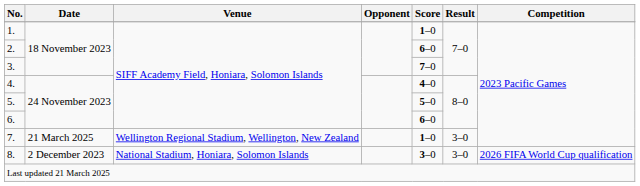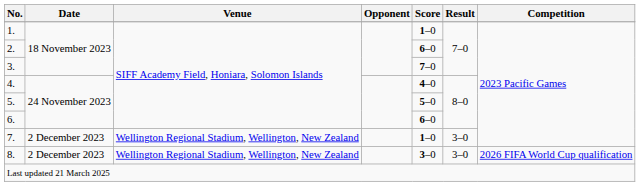(61, 137) 21 March 2025 -> (66, 137) 2 December 2023
(212, 154) National Stadium, Honiara, Solomon Islands -> (237, 154) Wellington Regional Stadium, Wellington, New Zealand
